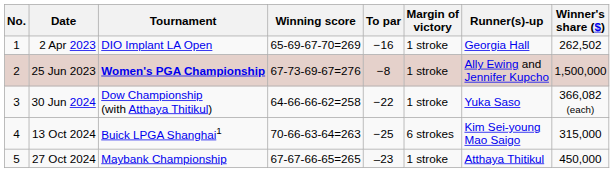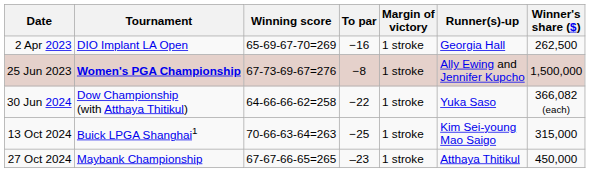- column: (17, 20)
(580, 45) 262,502 -> (556, 45) 262,500
(430, 134) 6 strokes -> (403, 134) 1 stroke
